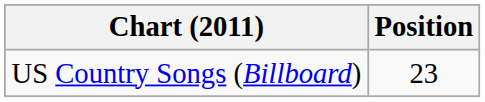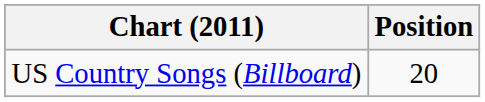(424, 72) 23 -> (424, 72) 20
